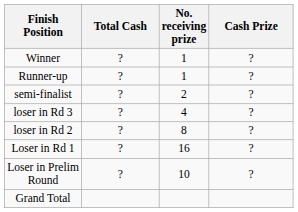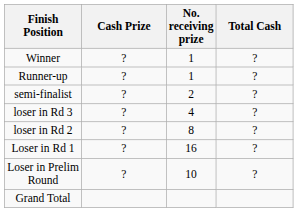columns swapped: (251, 26) <-> (120, 26)
